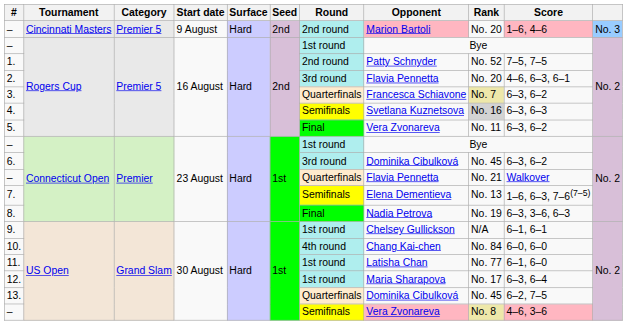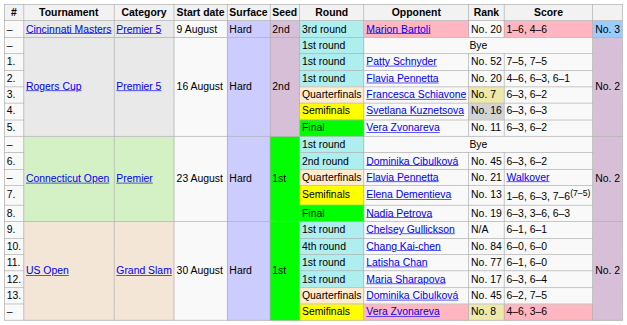(325, 29) 2nd round -> (324, 29) 3rd round
(325, 62) 2nd round -> (324, 62) 1st round
(324, 78) 3rd round -> (324, 78) 1st round
(324, 161) 3rd round -> (325, 161) 2nd round
